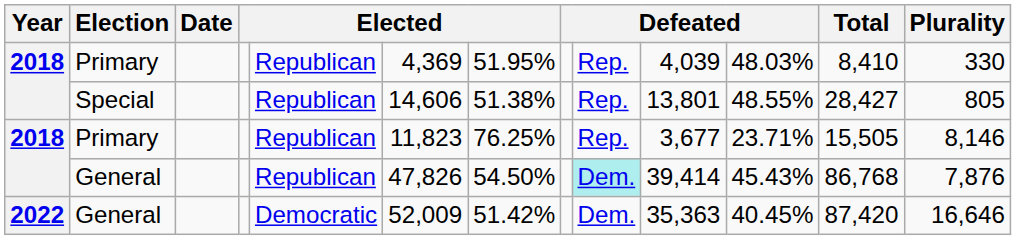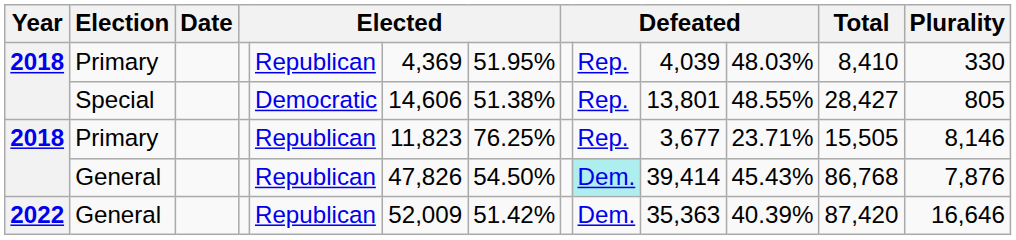(315, 100) Republican -> (316, 100) Democratic
(316, 215) Democratic -> (315, 215) Republican
(772, 215) 40.45% -> (772, 215) 40.39%
